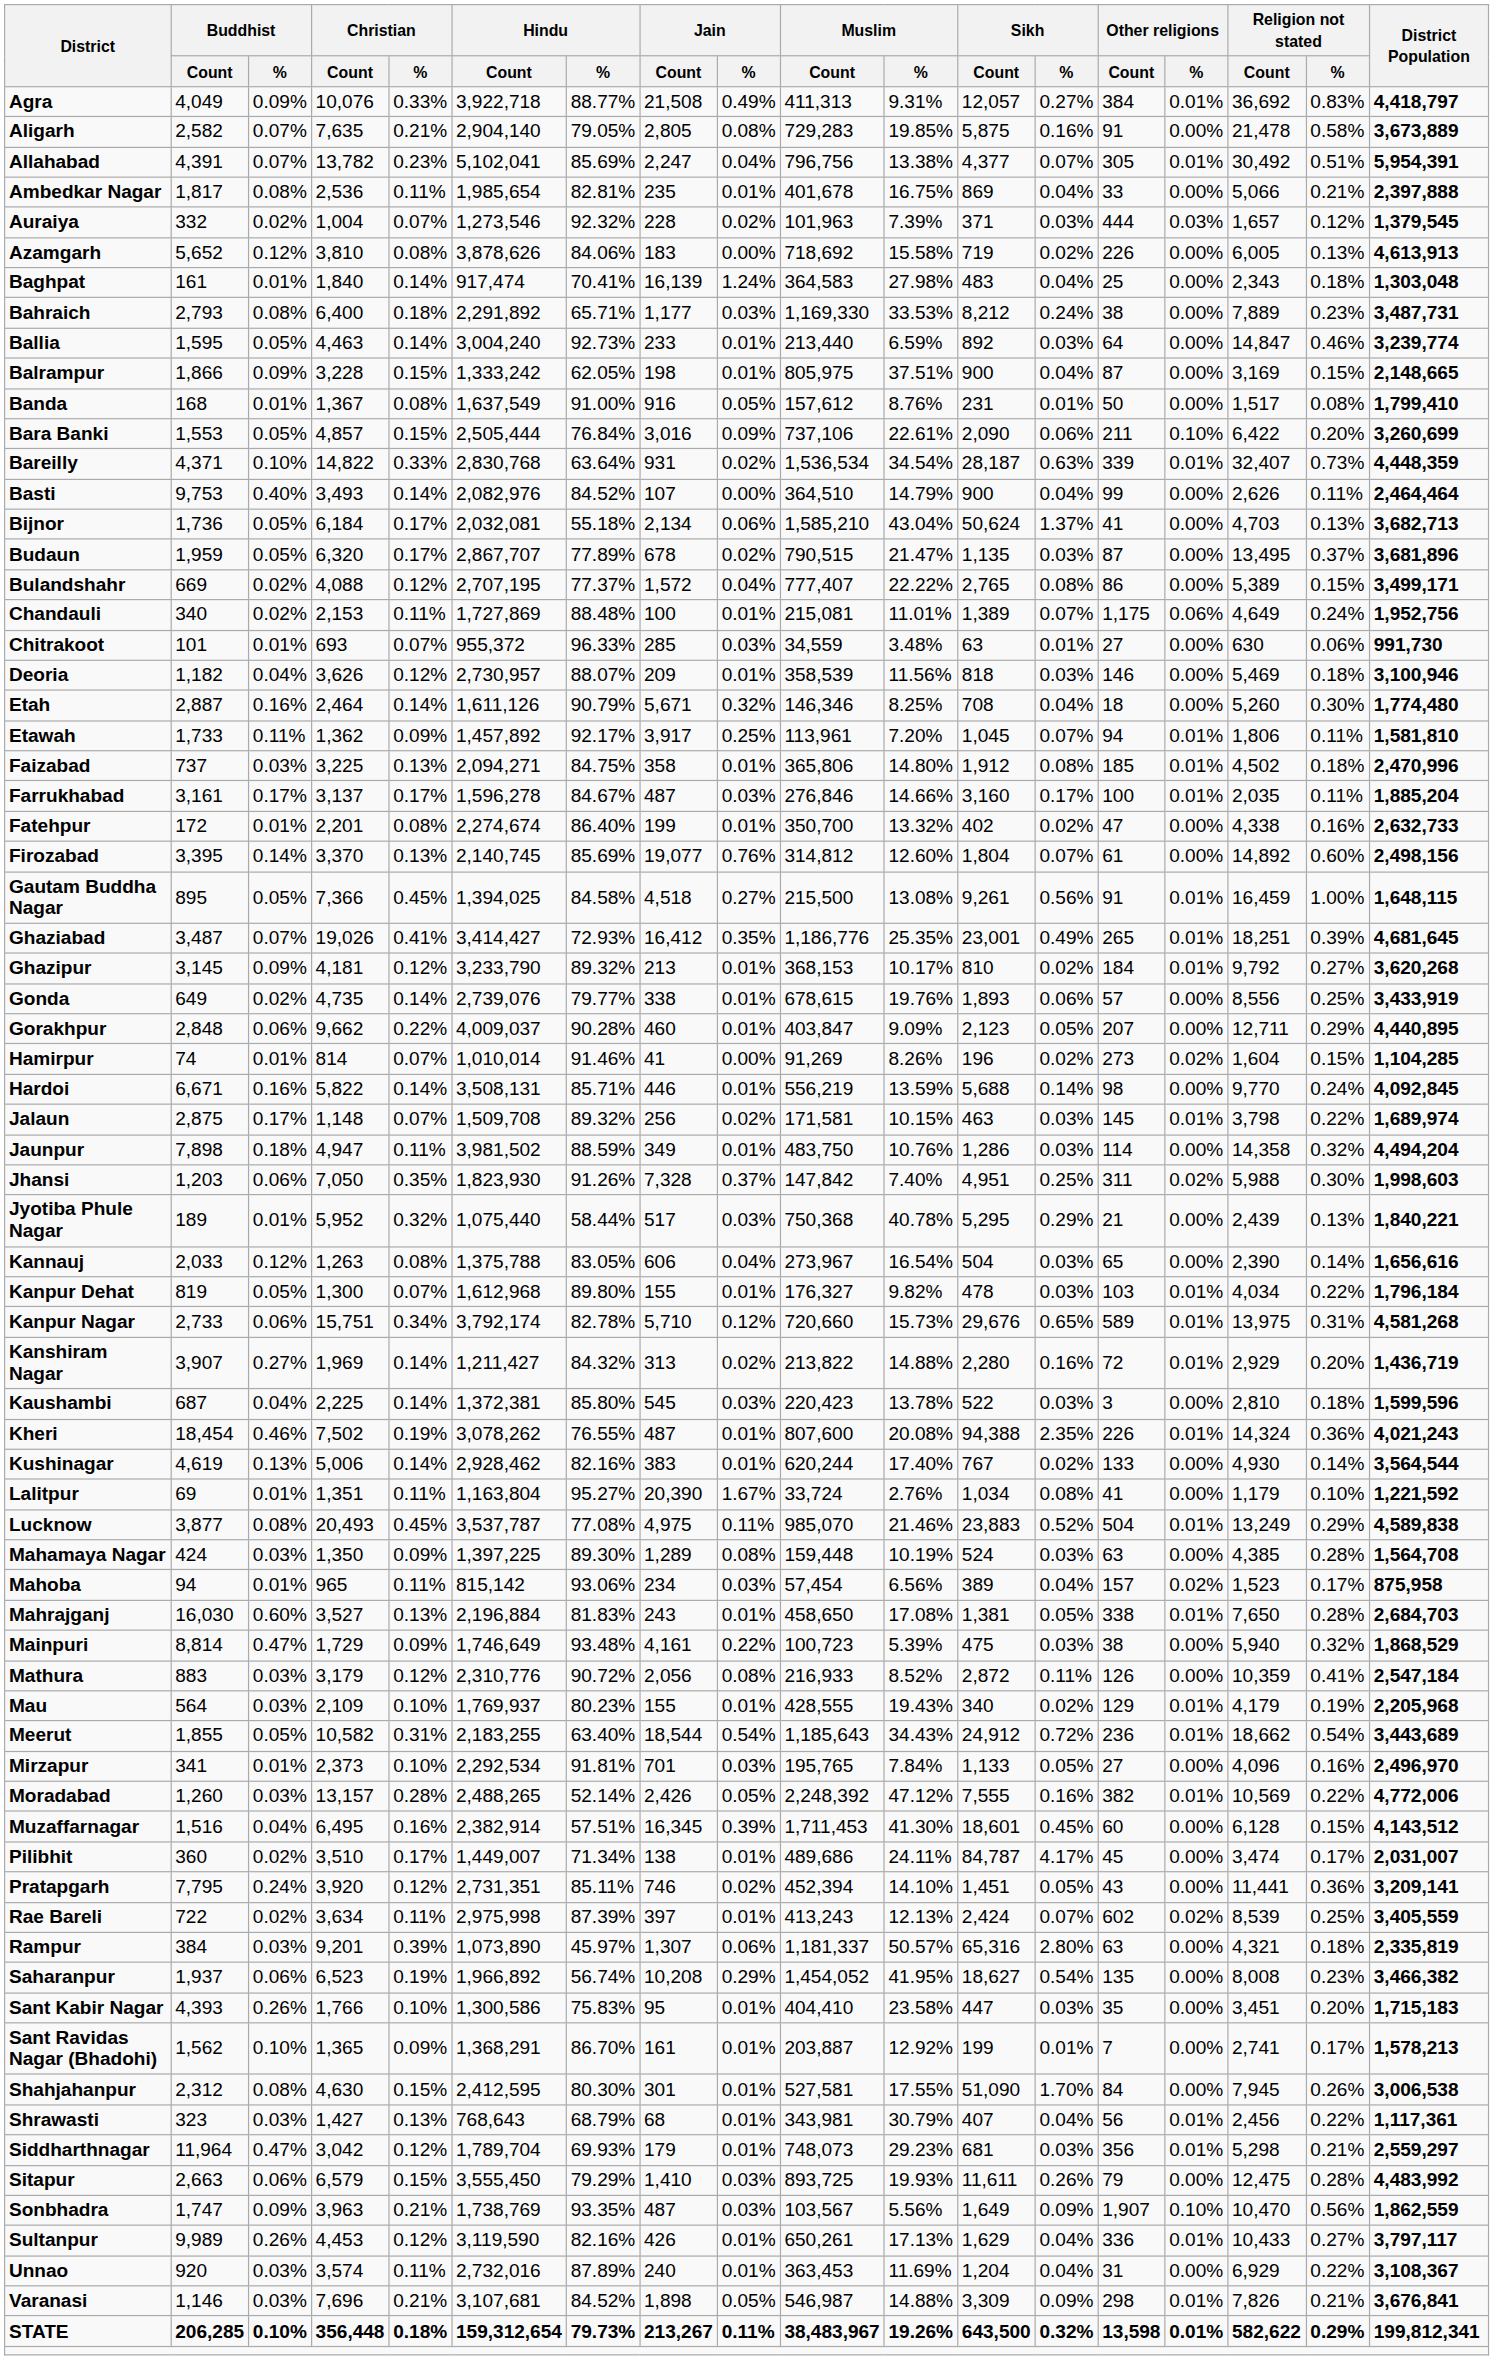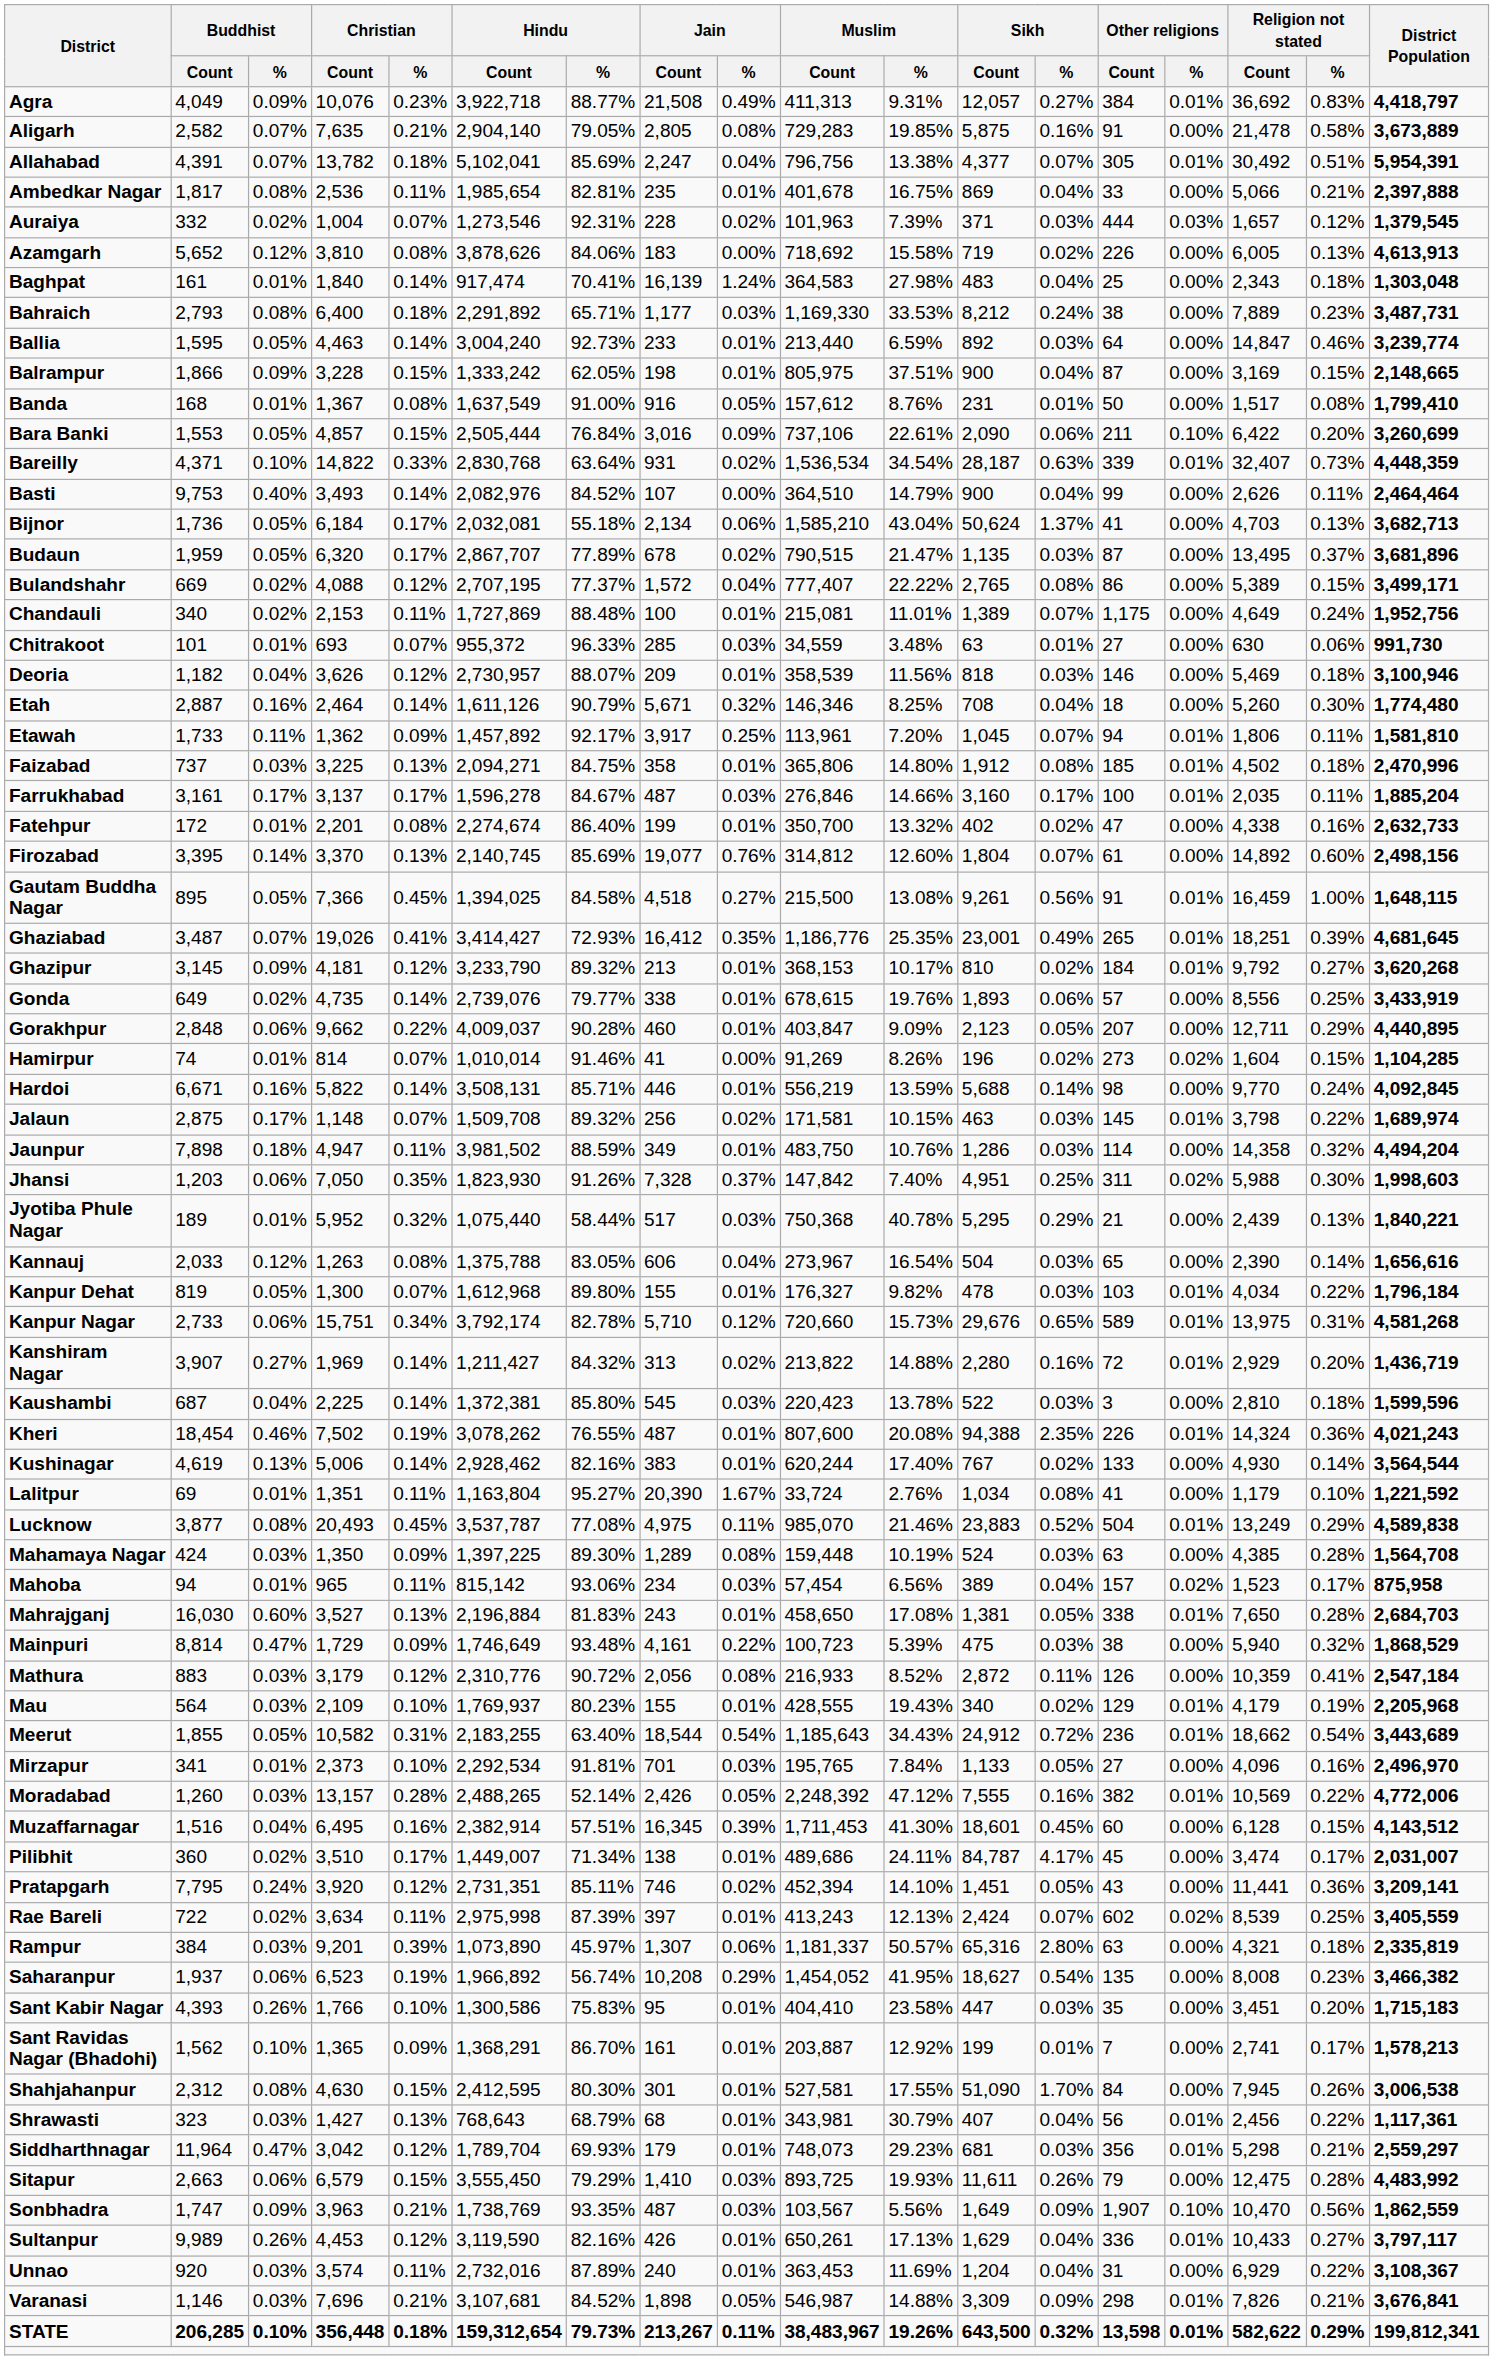(420, 101) 0.33% -> (420, 101) 0.23%
(420, 161) 0.23% -> (420, 161) 0.18%
(603, 222) 92.32% -> (603, 222) 92.31%
(1196, 614) 0.06% -> (1196, 614) 0.00%
